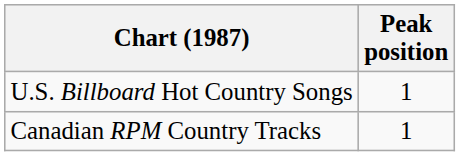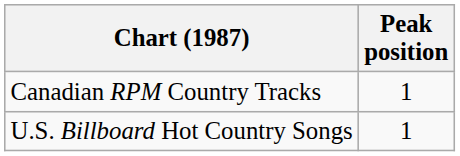rows swapped: (182, 91) <-> (166, 130)
